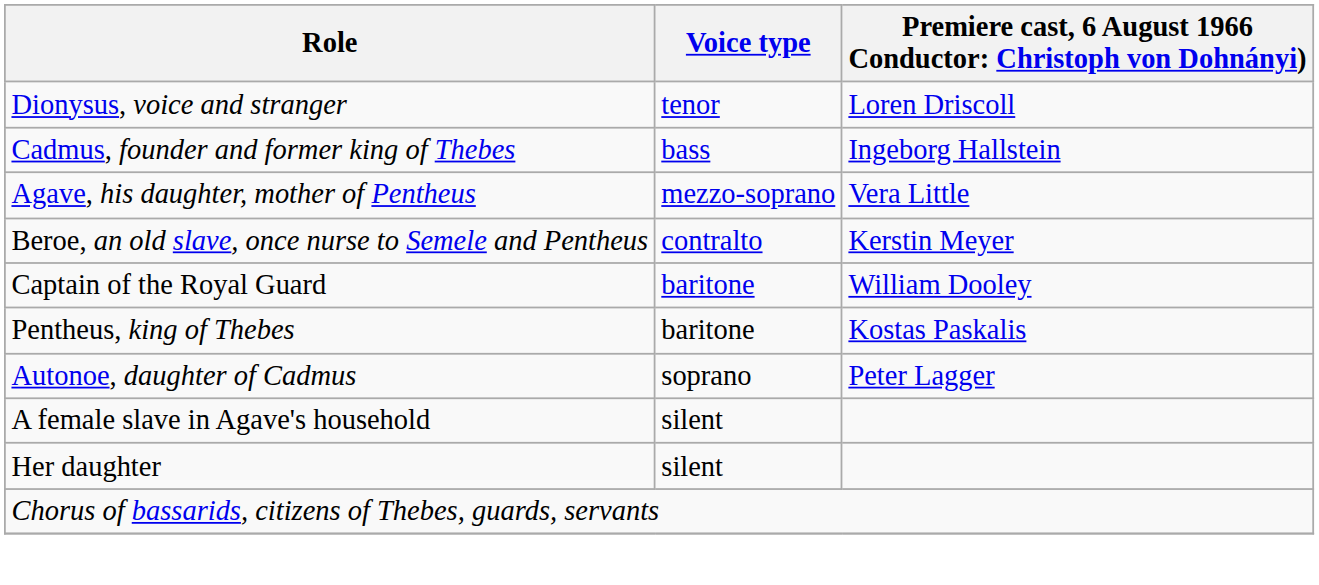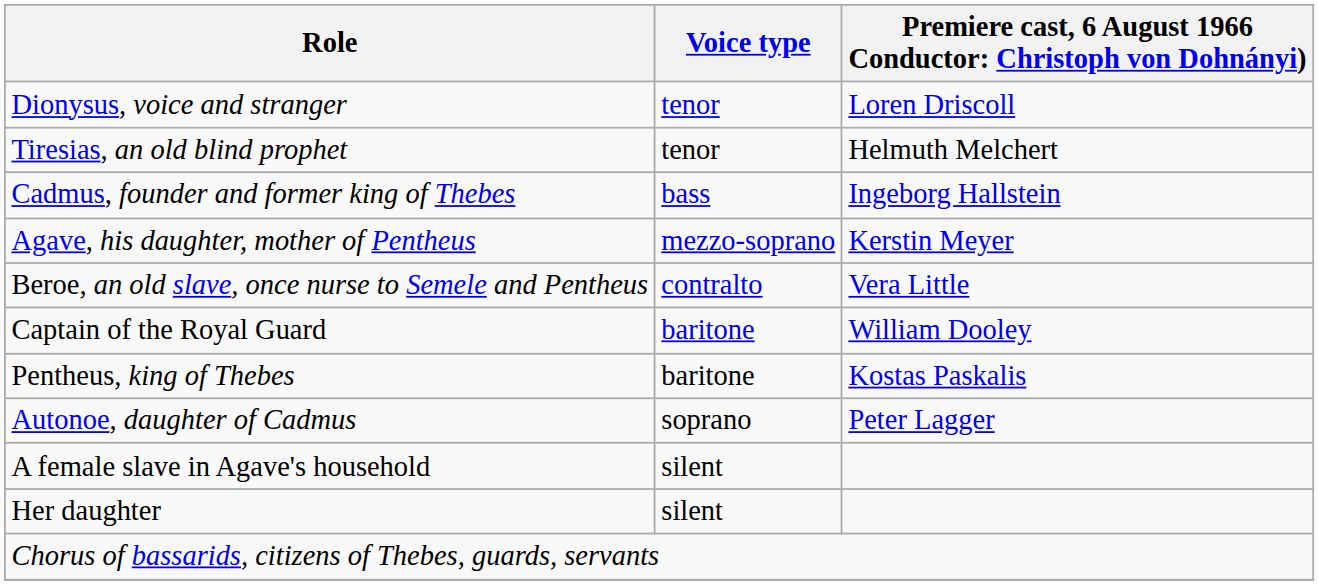+ row: (179, 149)
(909, 194) Vera Little -> (931, 239) Kerstin Meyer
(931, 239) Kerstin Meyer -> (909, 284) Vera Little
